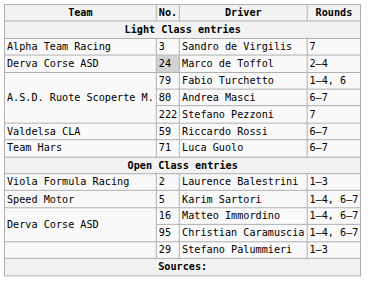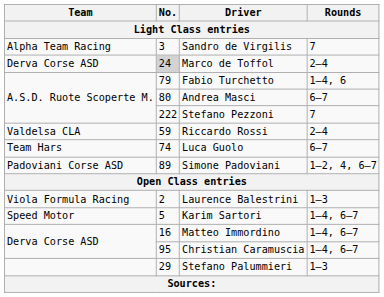(319, 132) 6–7 -> (319, 132) 2–4
(165, 148) 71 -> (165, 148) 74
+ row: (231, 165)
